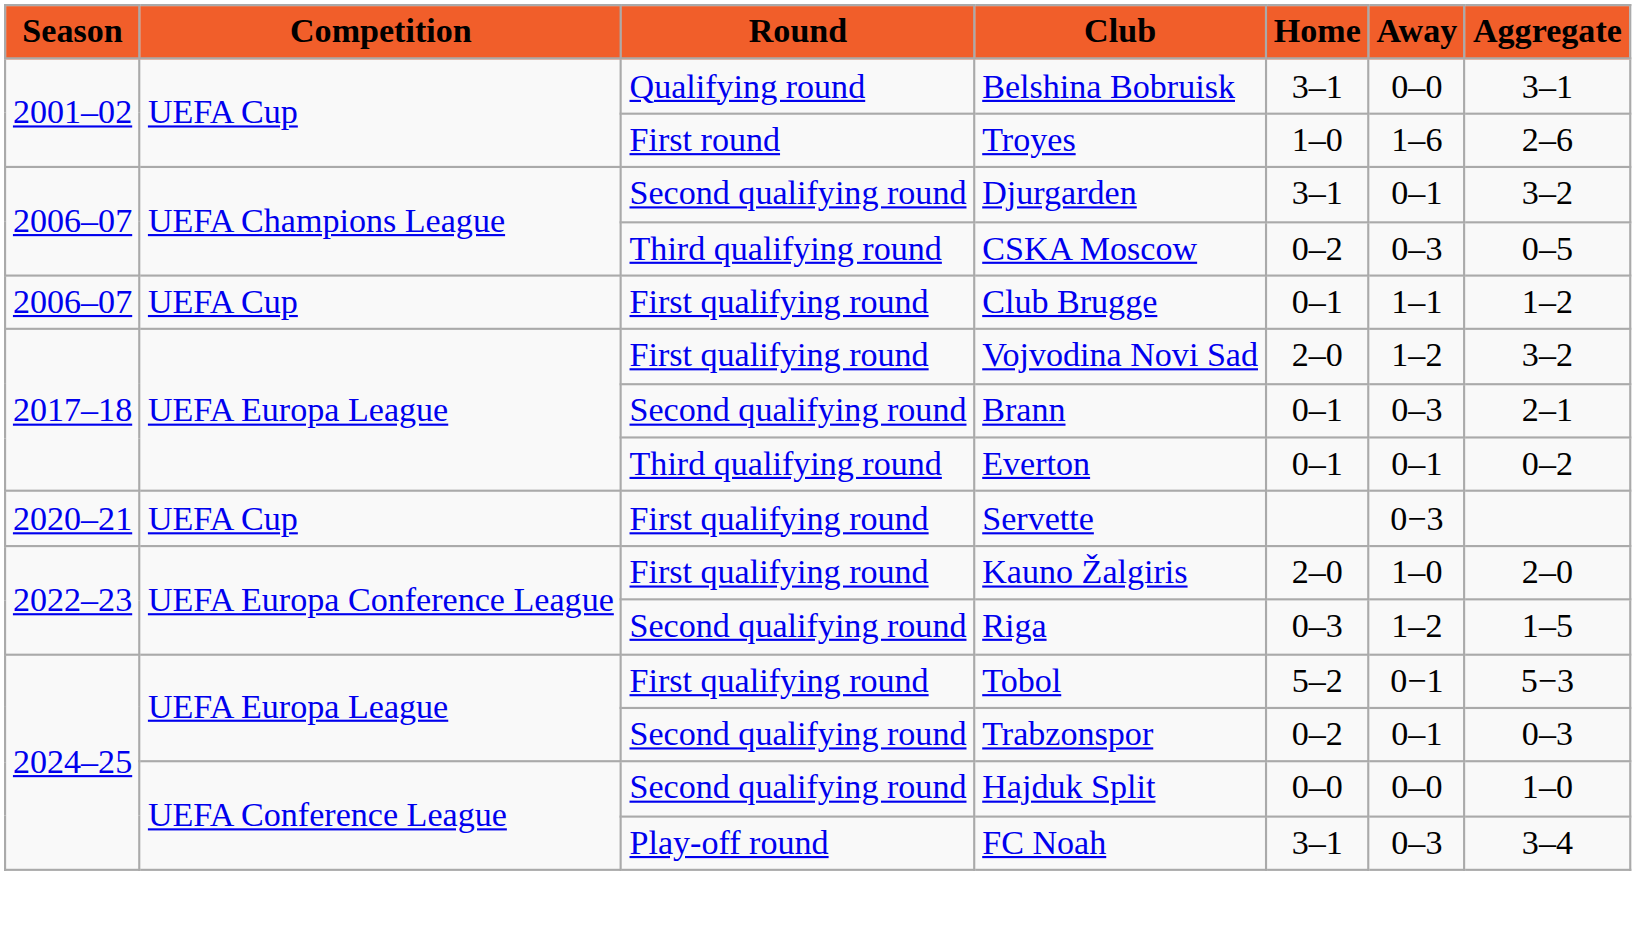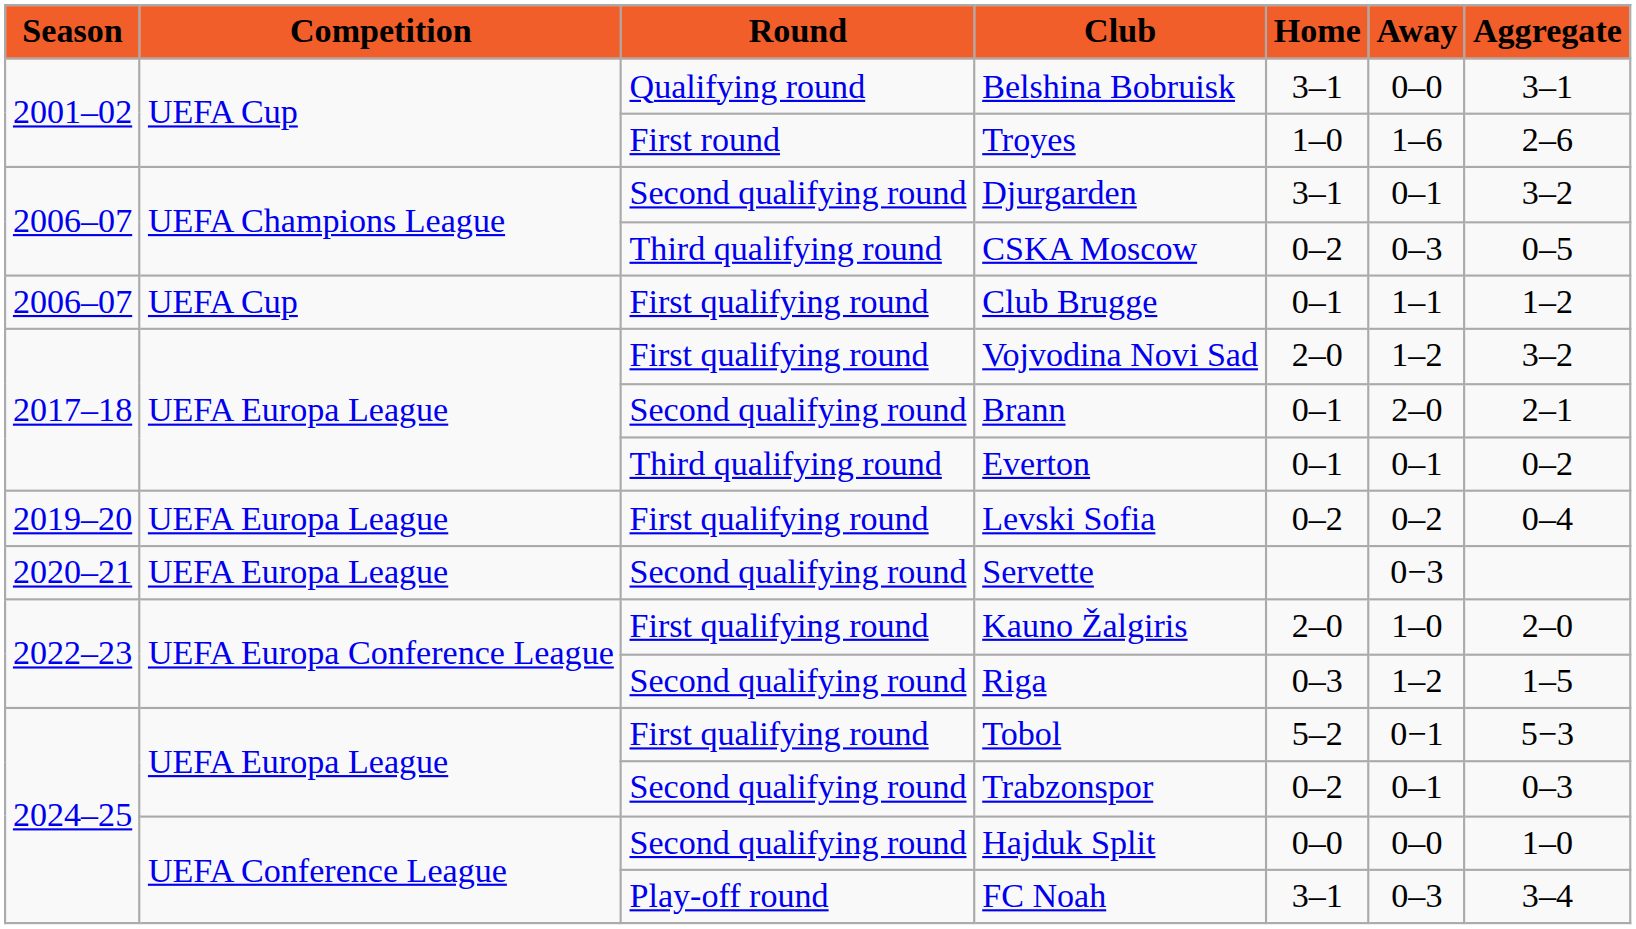(1417, 409) 0–3 -> (1417, 409) 2–0
+ row: (1069, 517)
(223, 517) UEFA Cup -> (298, 572) UEFA Europa League
(779, 517) First qualifying round -> (798, 572) Second qualifying round
